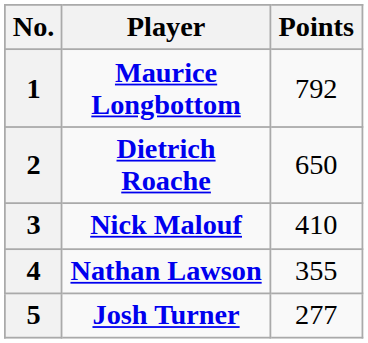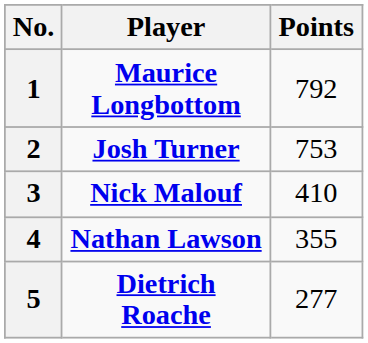(166, 164) Dietrich Roache -> (166, 148) Josh Turner
(316, 164) 650 -> (316, 148) 753
(166, 315) Josh Turner -> (166, 299) Dietrich Roache
